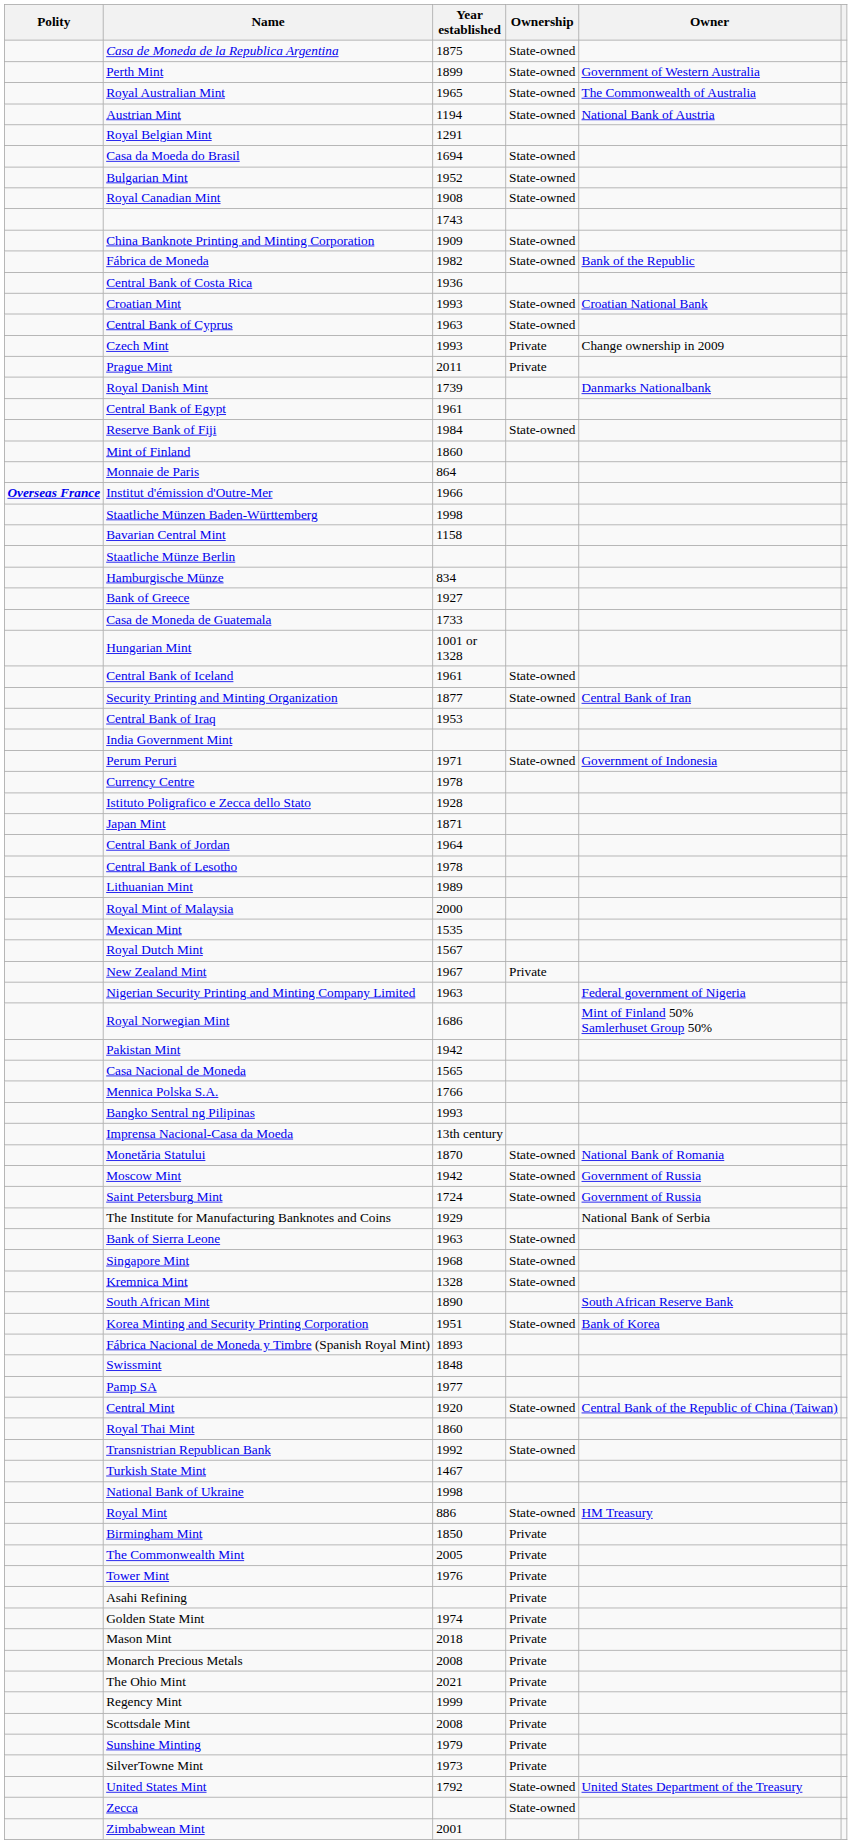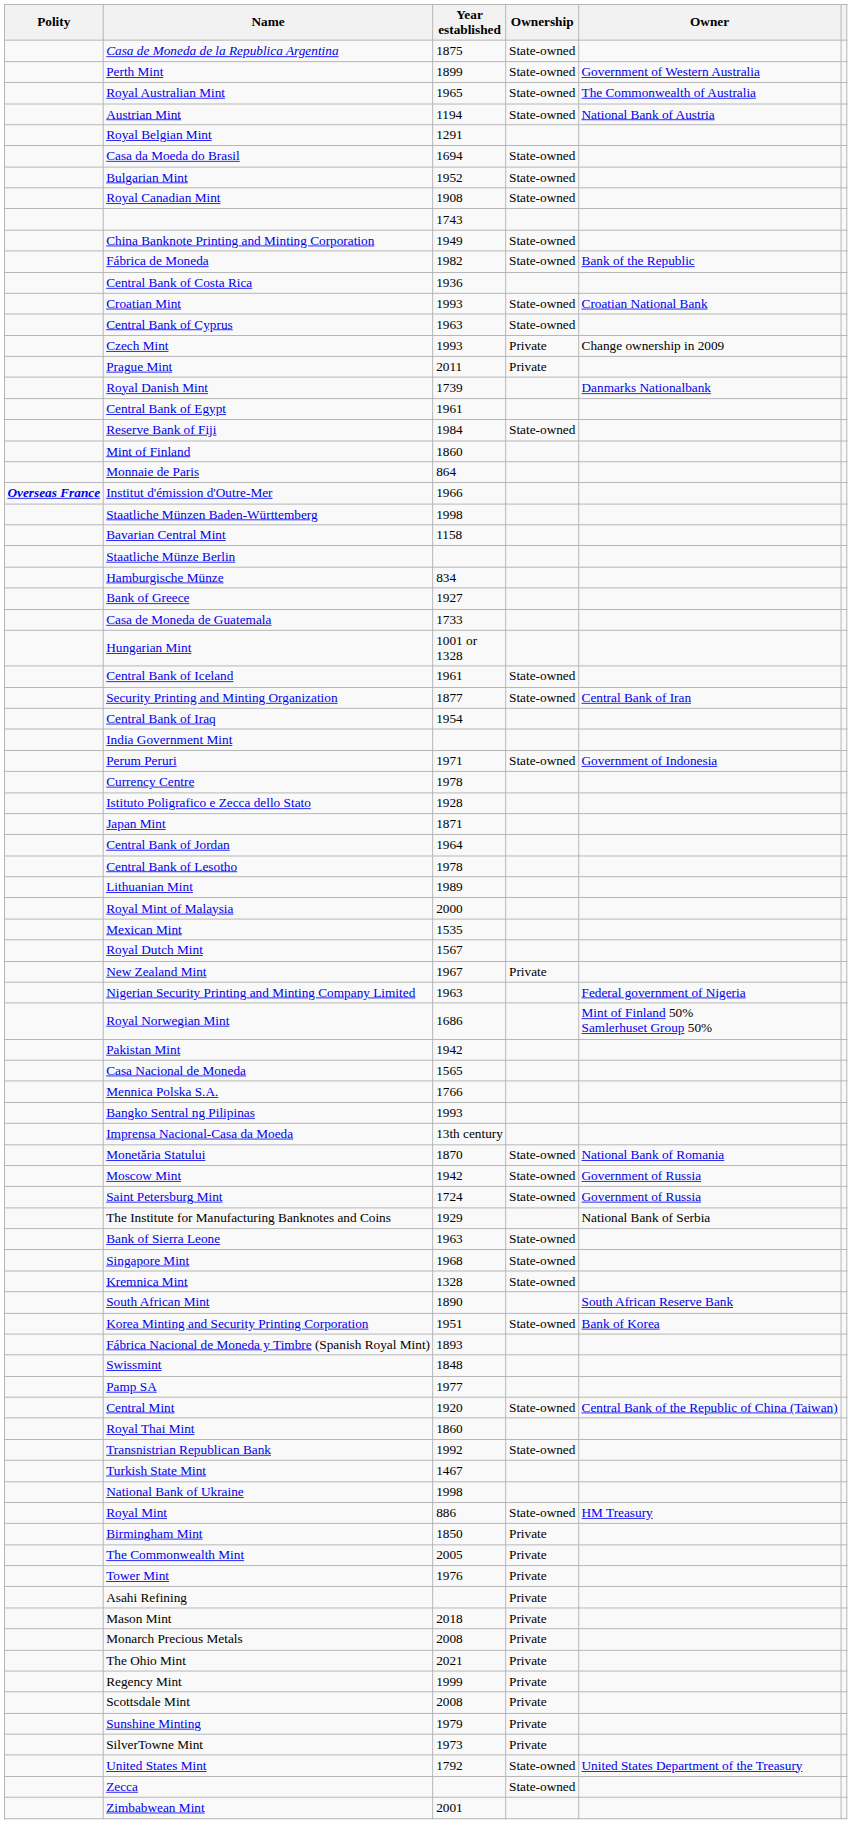(449, 240) 1909 -> (449, 240) 1949
(449, 718) 1953 -> (449, 718) 1954
- row: (155, 1618)
